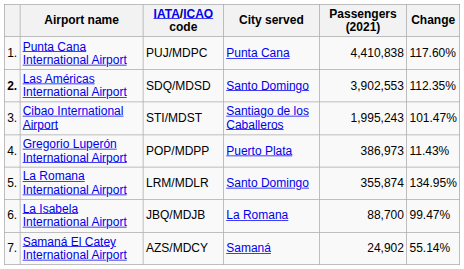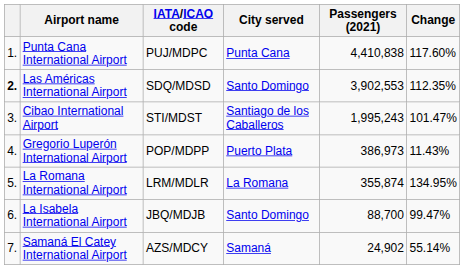(268, 183) Santo Domingo -> (257, 183) La Romana
(257, 215) La Romana -> (268, 215) Santo Domingo
